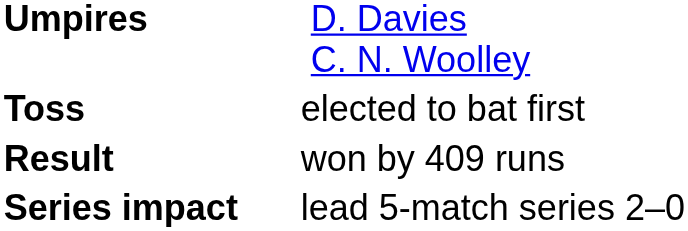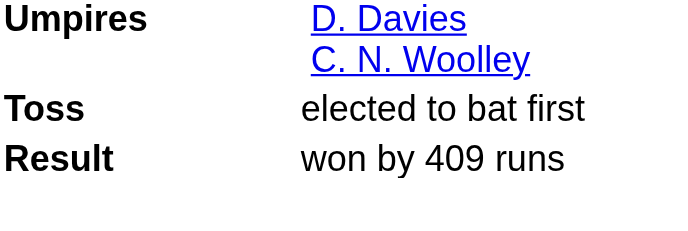- row: (121, 208)
